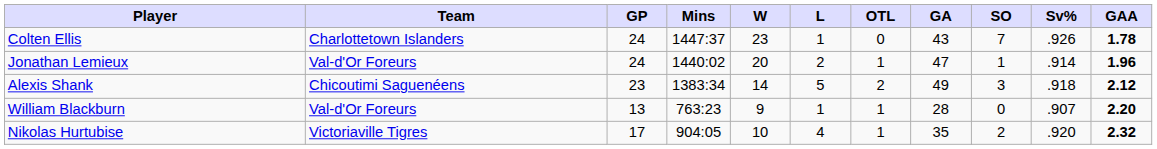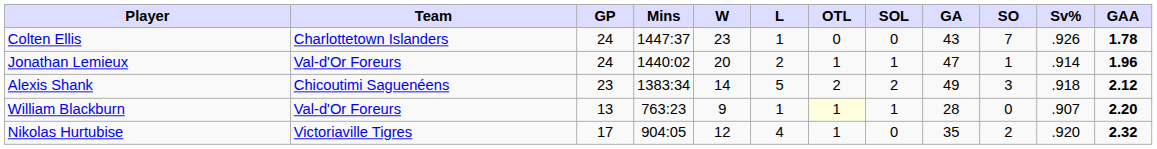+ column: (894, 16)
(881, 109) no background -> (837, 109) lightyellow background
(760, 132) 10 -> (722, 132) 12
